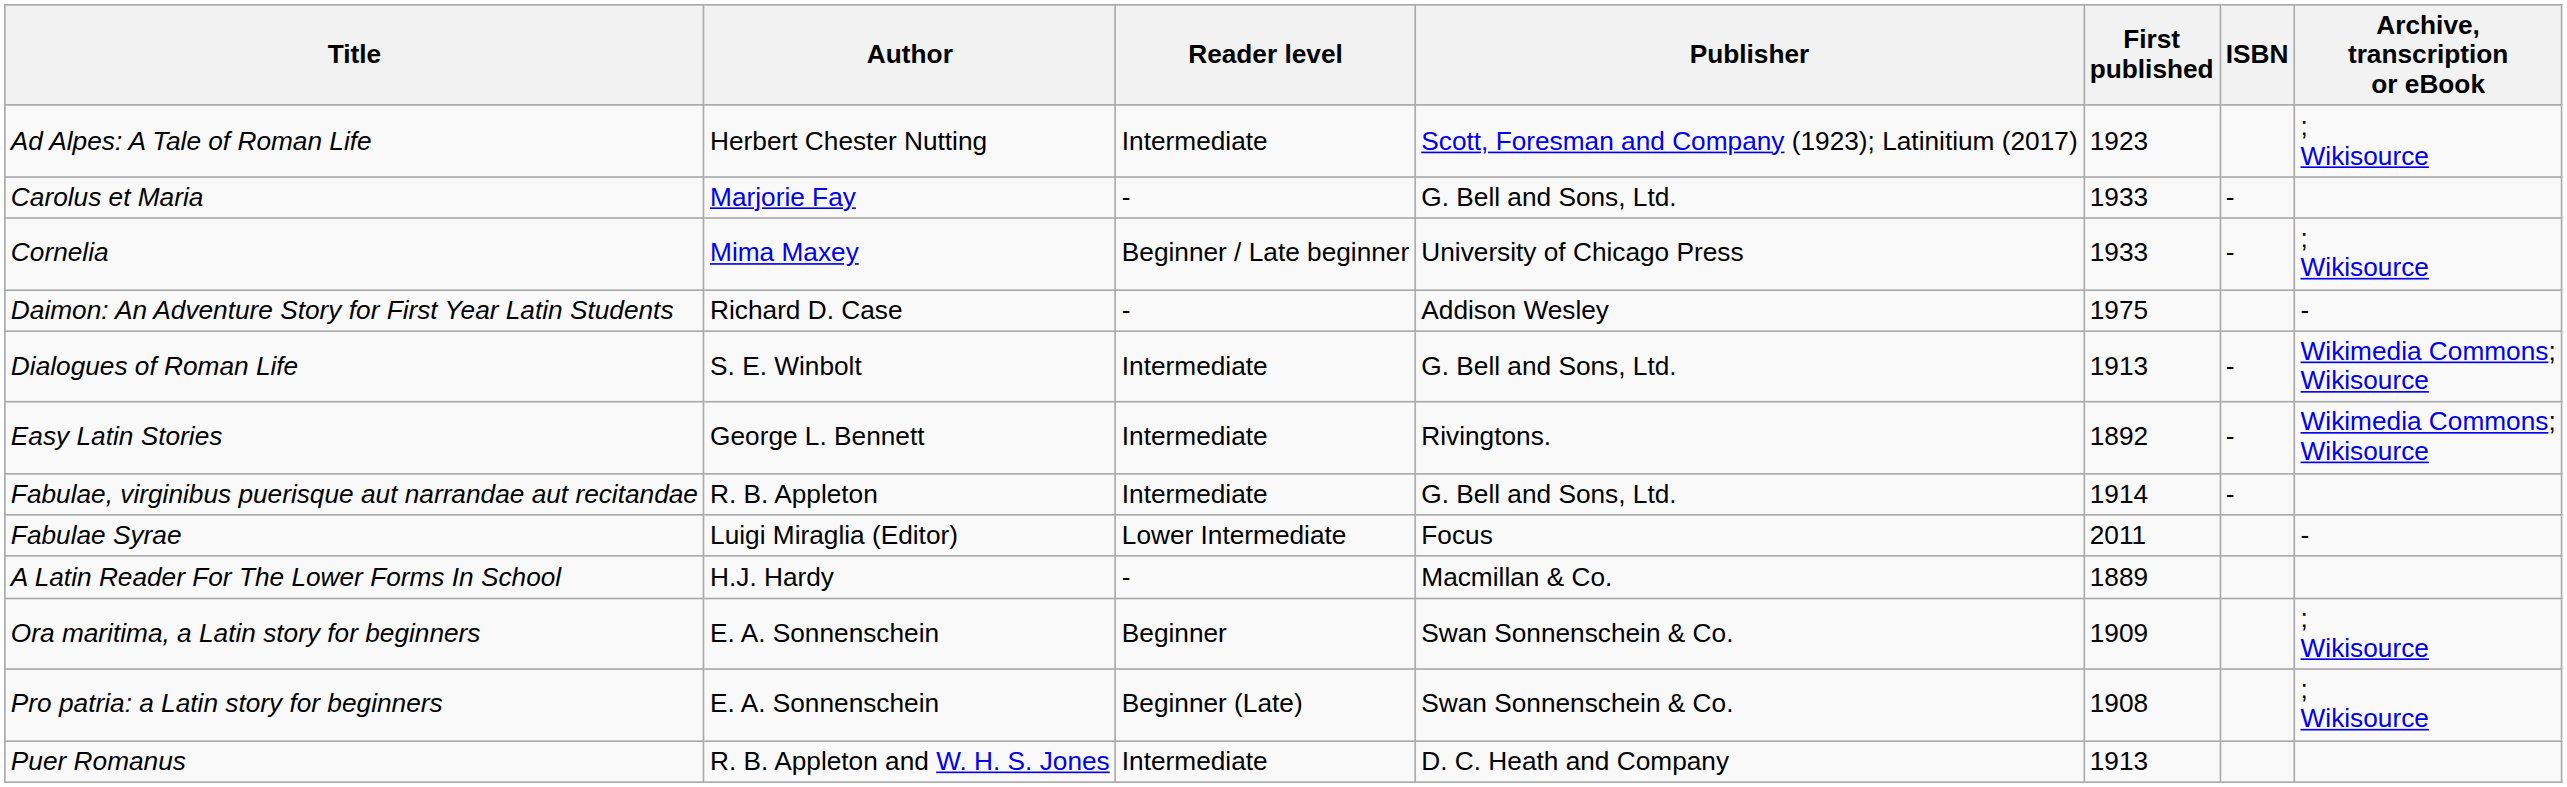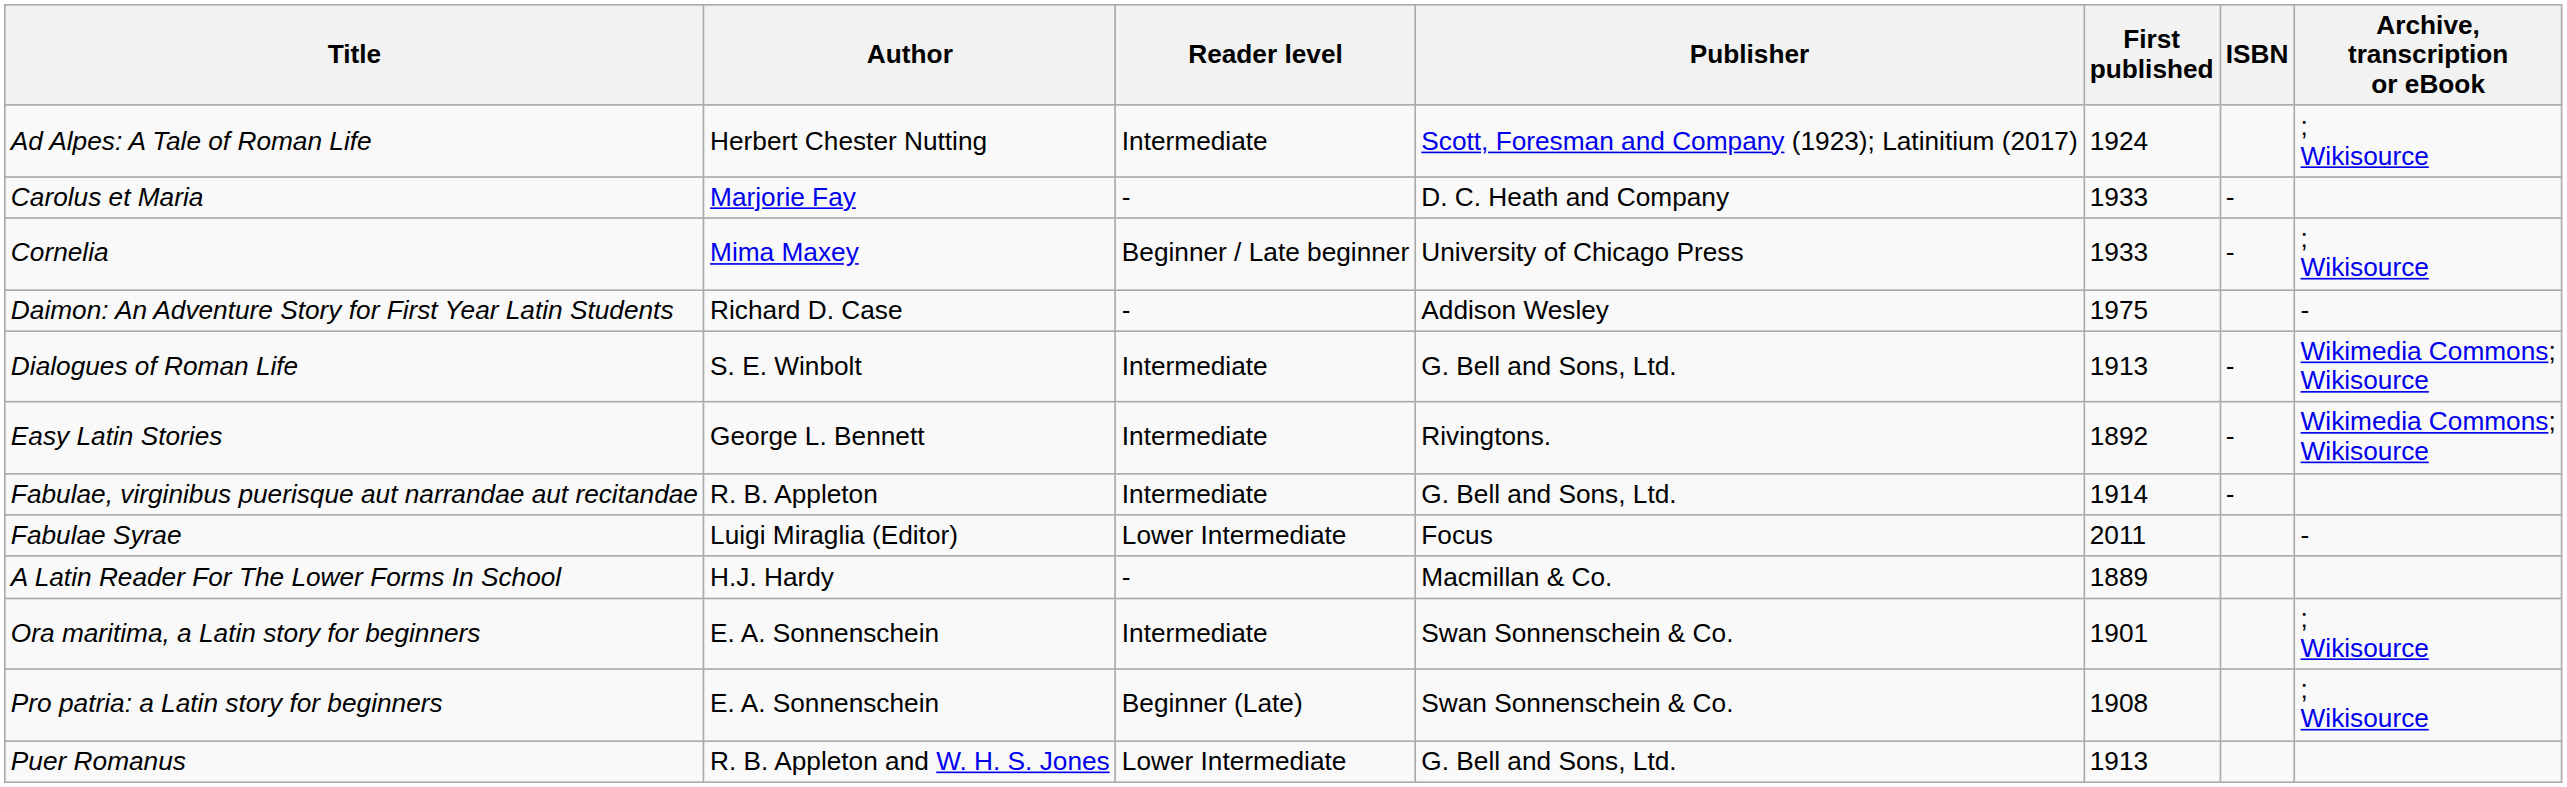(2119, 140) 1923 -> (2119, 140) 1924
(1549, 197) G. Bell and Sons, Ltd. -> (1575, 197) D. C. Heath and Company
(1174, 633) Beginner -> (1195, 633) Intermediate
(2119, 633) 1909 -> (2119, 633) 1901
(1195, 760) Intermediate -> (1234, 760) Lower Intermediate
(1575, 760) D. C. Heath and Company -> (1549, 760) G. Bell and Sons, Ltd.
